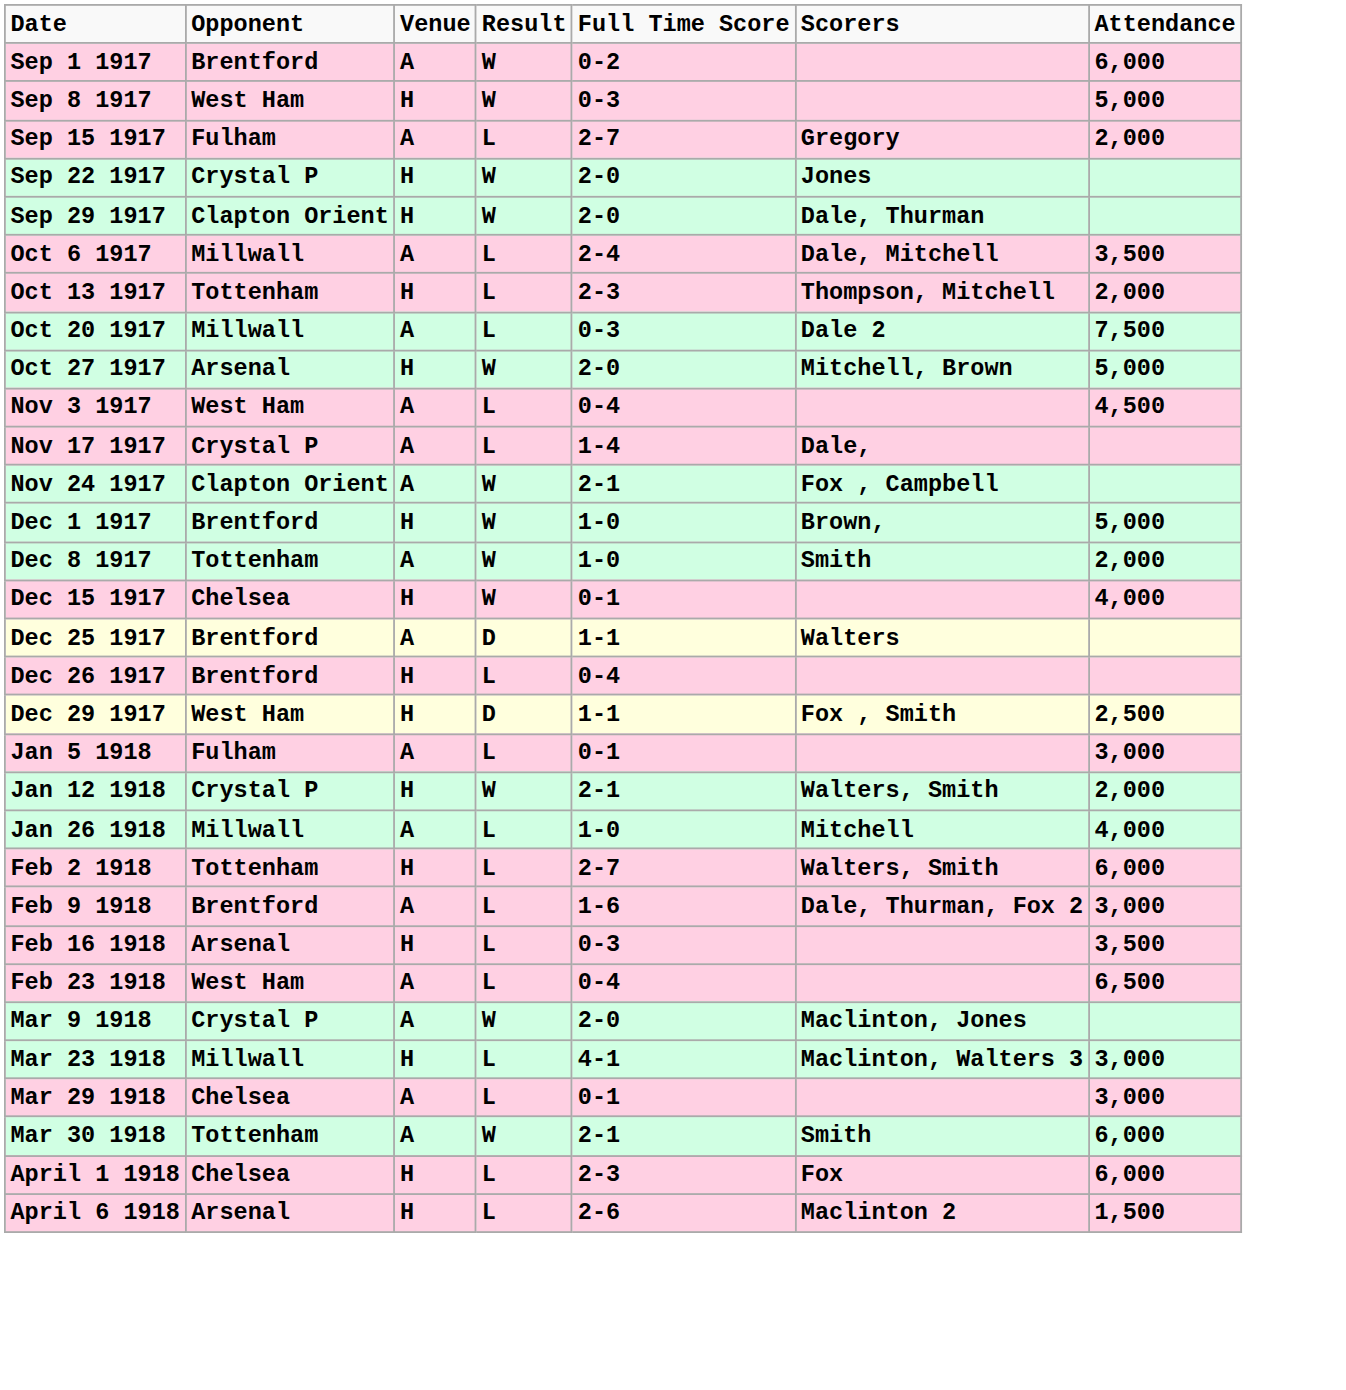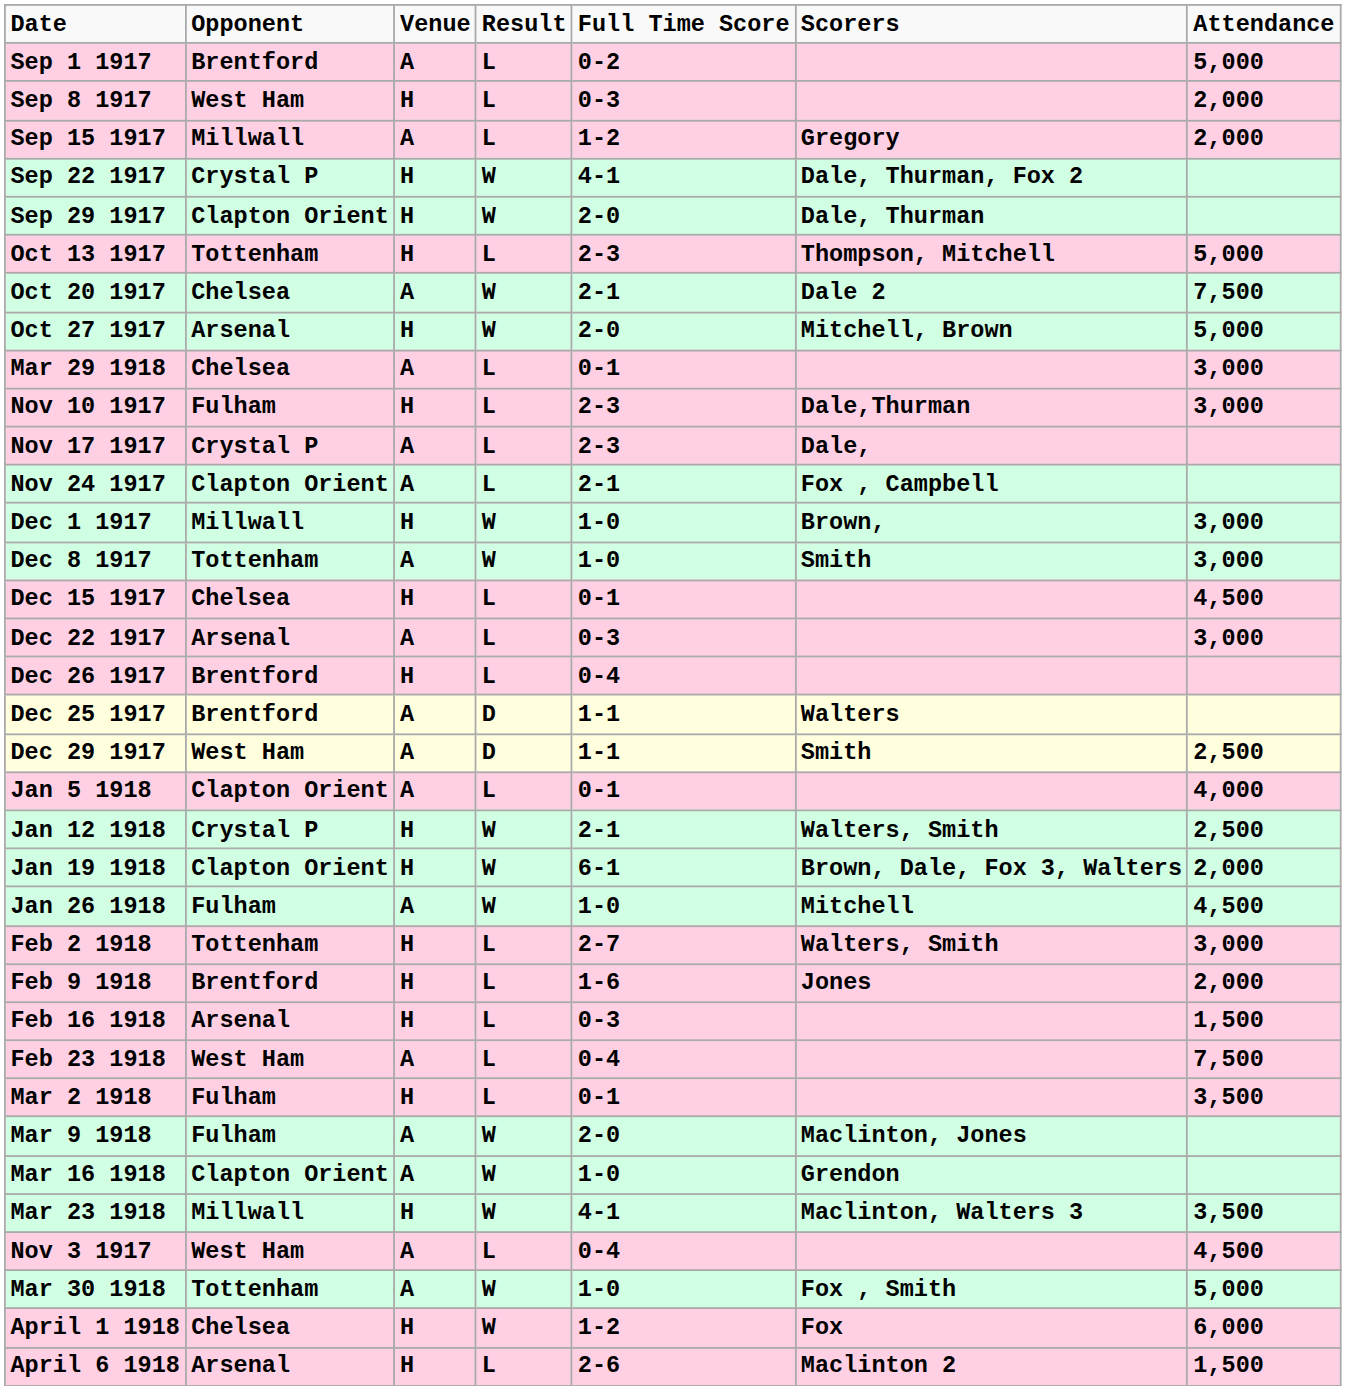(489, 62) W -> (489, 62) L
(1130, 62) 6,000 -> (1229, 62) 5,000
(489, 101) W -> (489, 101) L
(1130, 101) 5,000 -> (1229, 101) 2,000
(234, 139) Fulham -> (248, 139) Millwall
(599, 139) 2-7 -> (599, 139) 1-2
(599, 177) 2-0 -> (599, 177) 4-1
(836, 177) Jones -> (942, 177) Dale, Thurman, Fox 2
- row: (81, 254)
(1130, 293) 2,000 -> (1229, 254) 5,000
(248, 331) Millwall -> (241, 293) Chelsea
(489, 331) L -> (489, 293) W
(599, 331) 0-3 -> (599, 293) 2-1
rows swapped: (81, 408) <-> (88, 1098)
+ row: (88, 408)
(599, 446) 1-4 -> (599, 446) 2-3
(489, 484) W -> (489, 484) L
(255, 523) Brentford -> (248, 523) Millwall
(1130, 523) 5,000 -> (1229, 523) 3,000
(1130, 561) 2,000 -> (1229, 561) 3,000
(489, 599) W -> (489, 599) L
(1130, 599) 4,000 -> (1229, 599) 4,500
+ row: (88, 638)
rows swapped: (88, 638) <-> (88, 676)
(407, 714) H -> (407, 753) A
(878, 714) Fox , Smith -> (836, 753) Smith
(234, 753) Fulham -> (290, 791) Clapton Orient
(1130, 753) 3,000 -> (1229, 791) 4,000
(1130, 791) 2,000 -> (1229, 829) 2,500
+ row: (88, 868)
(248, 829) Millwall -> (234, 906) Fulham
(489, 829) L -> (489, 906) W
(1130, 829) 4,000 -> (1229, 906) 4,500
(1130, 868) 6,000 -> (1229, 944) 3,000
(407, 906) A -> (407, 983) H
(942, 906) Dale, Thurman, Fox 2 -> (836, 983) Jones
(1130, 906) 3,000 -> (1229, 983) 2,000
(1130, 944) 3,500 -> (1229, 1021) 1,500
(1130, 983) 6,500 -> (1229, 1060) 7,500
+ row: (81, 1098)
(255, 1021) Crystal P -> (234, 1136) Fulham
+ row: (88, 1175)
(489, 1060) L -> (489, 1213) W
(1130, 1060) 3,000 -> (1229, 1213) 3,500
(599, 1136) 2-1 -> (599, 1290) 1-0
(836, 1136) Smith -> (878, 1290) Fox , Smith
(1130, 1136) 6,000 -> (1229, 1290) 5,000
(489, 1175) L -> (489, 1328) W
(599, 1175) 2-3 -> (599, 1328) 1-2
